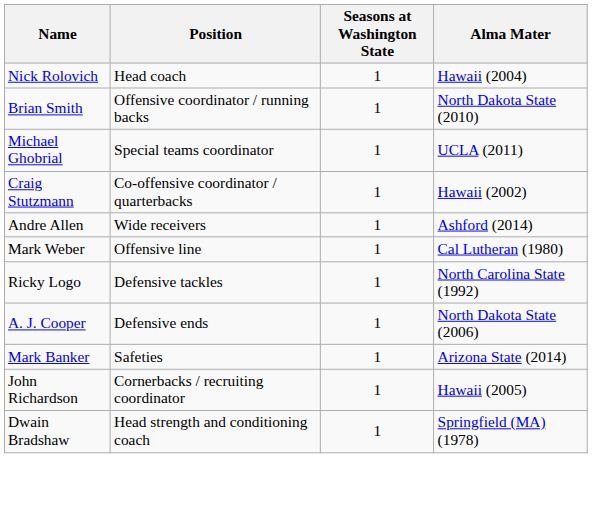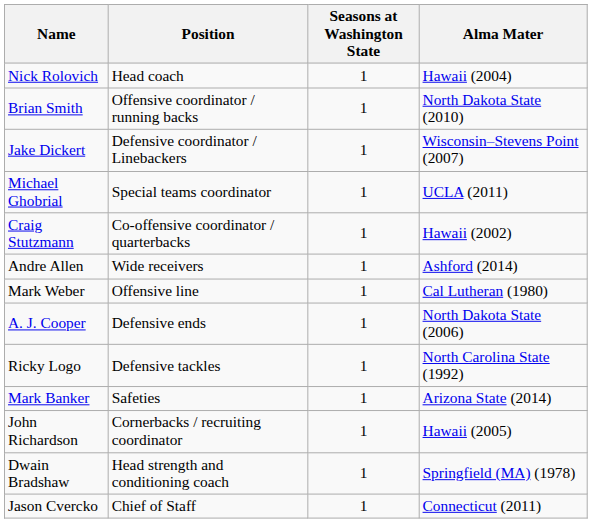+ row: (47, 150)
rows swapped: (47, 323) <-> (44, 282)
+ row: (53, 506)
